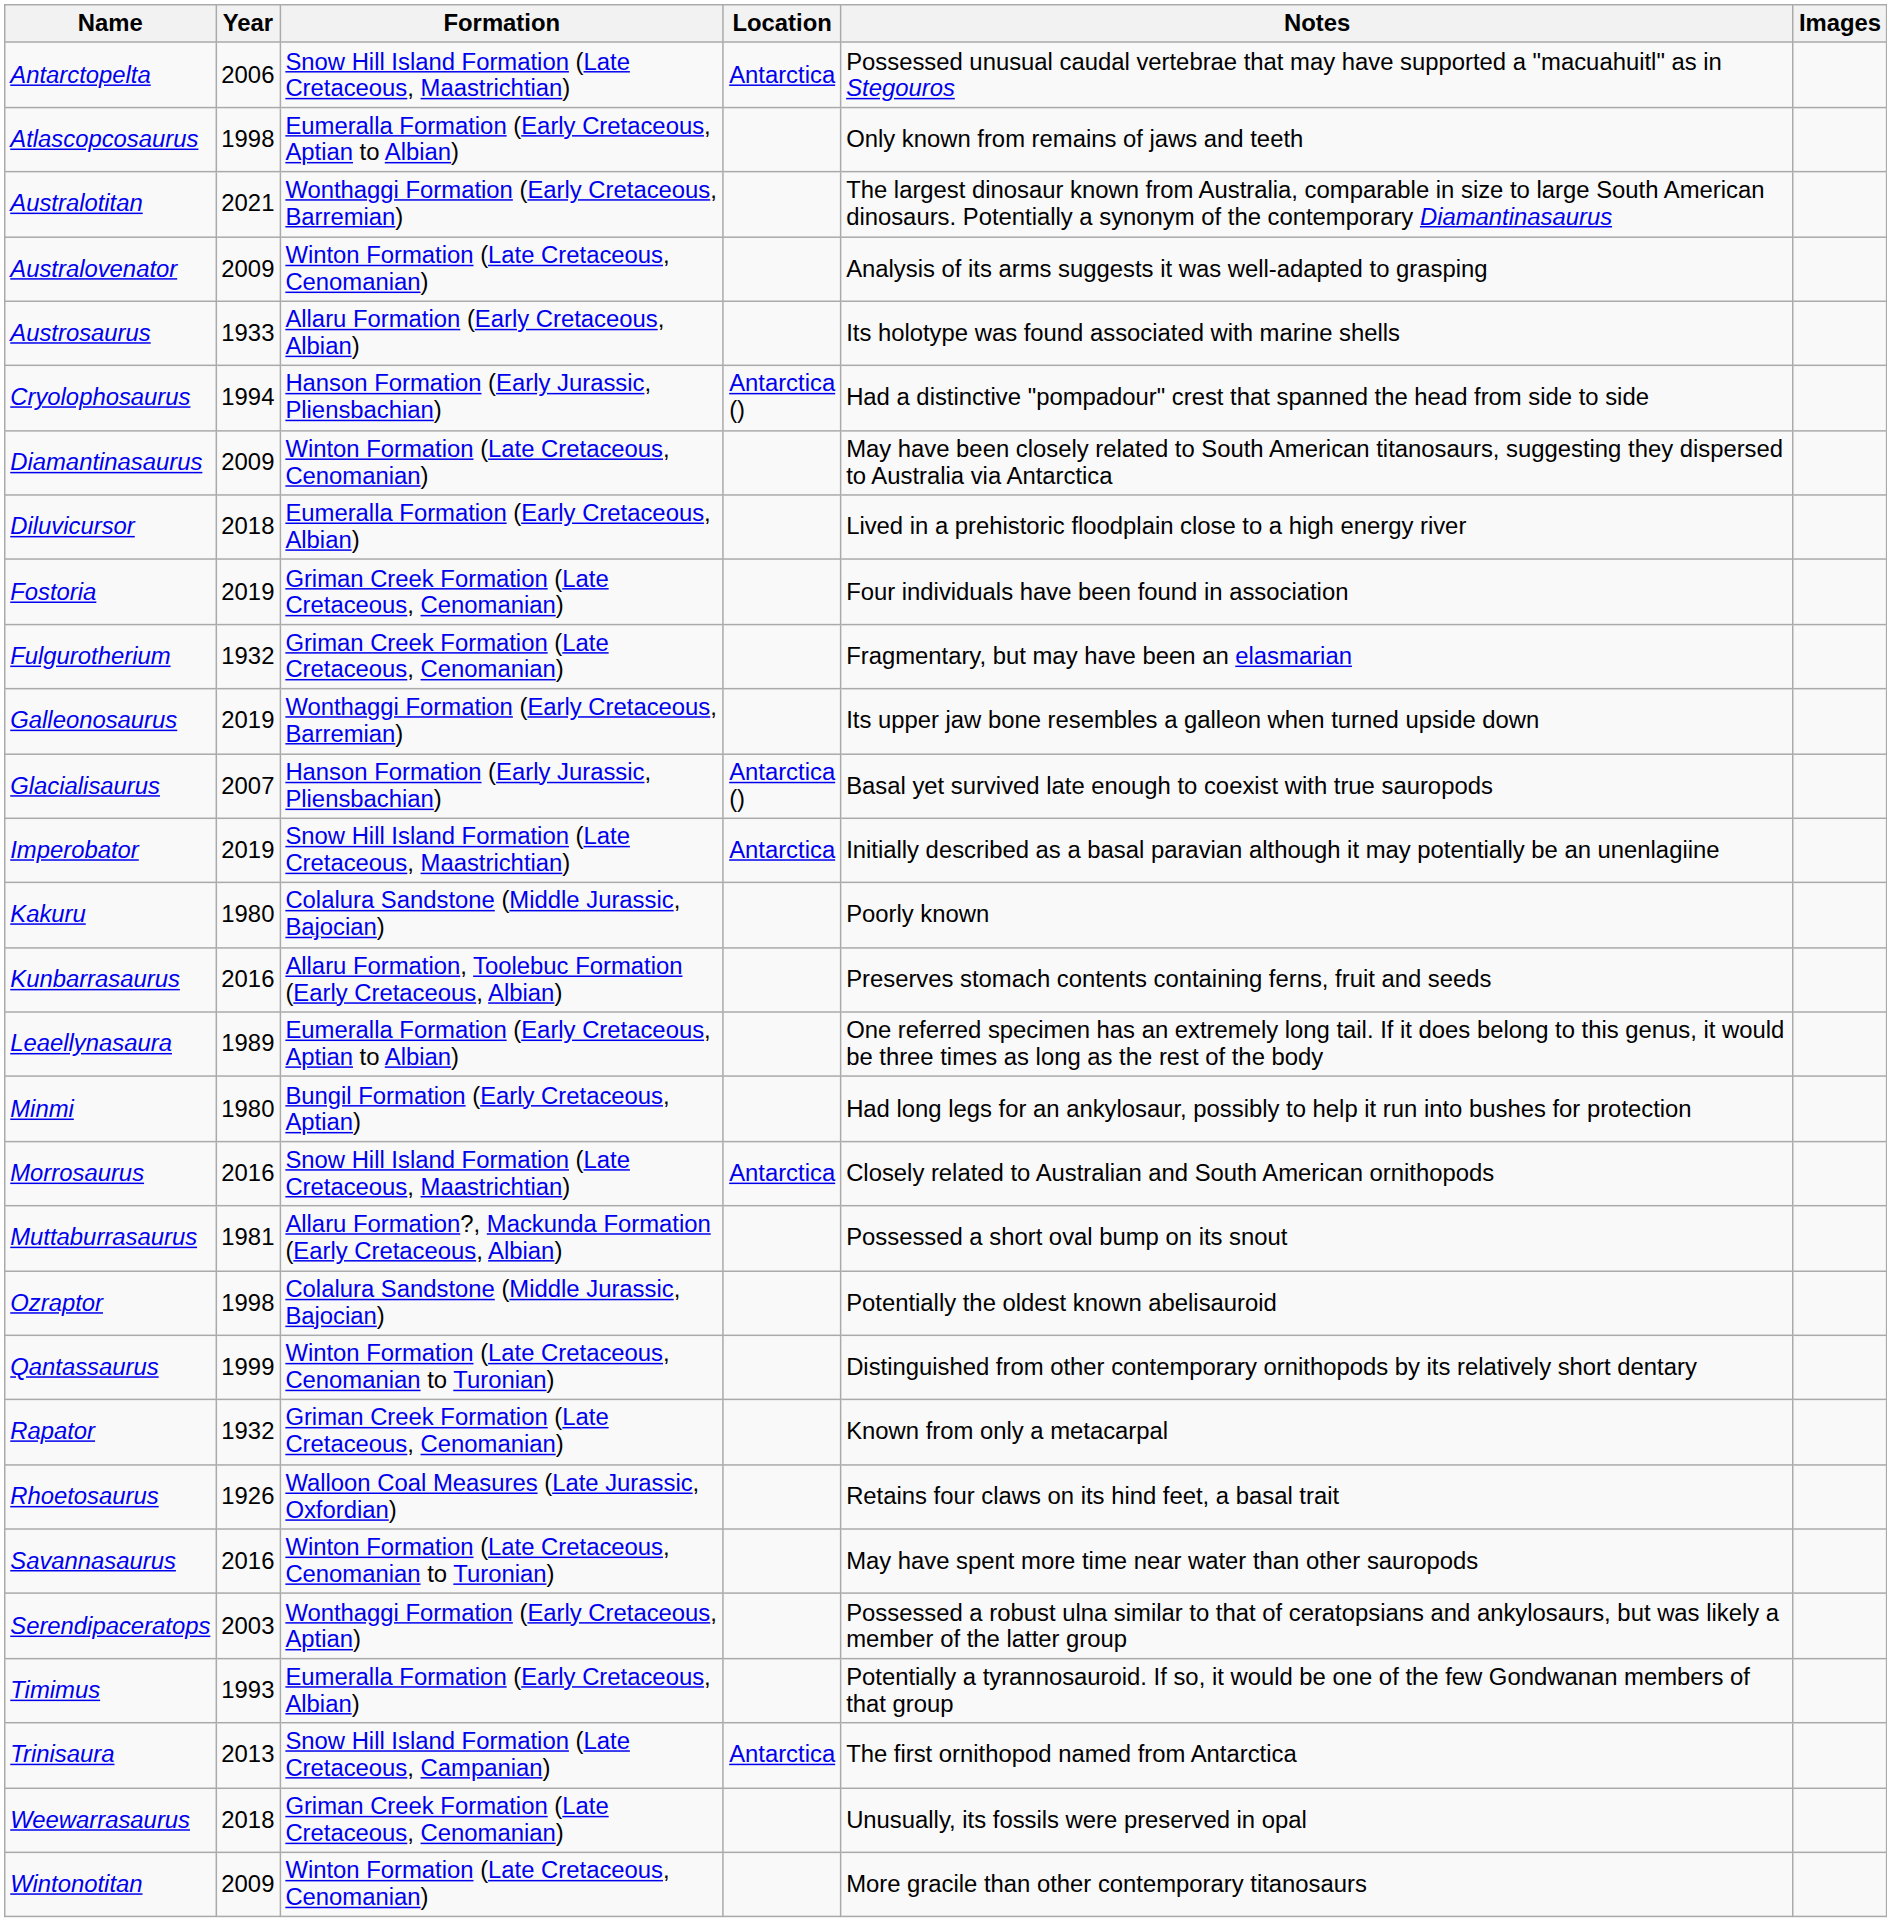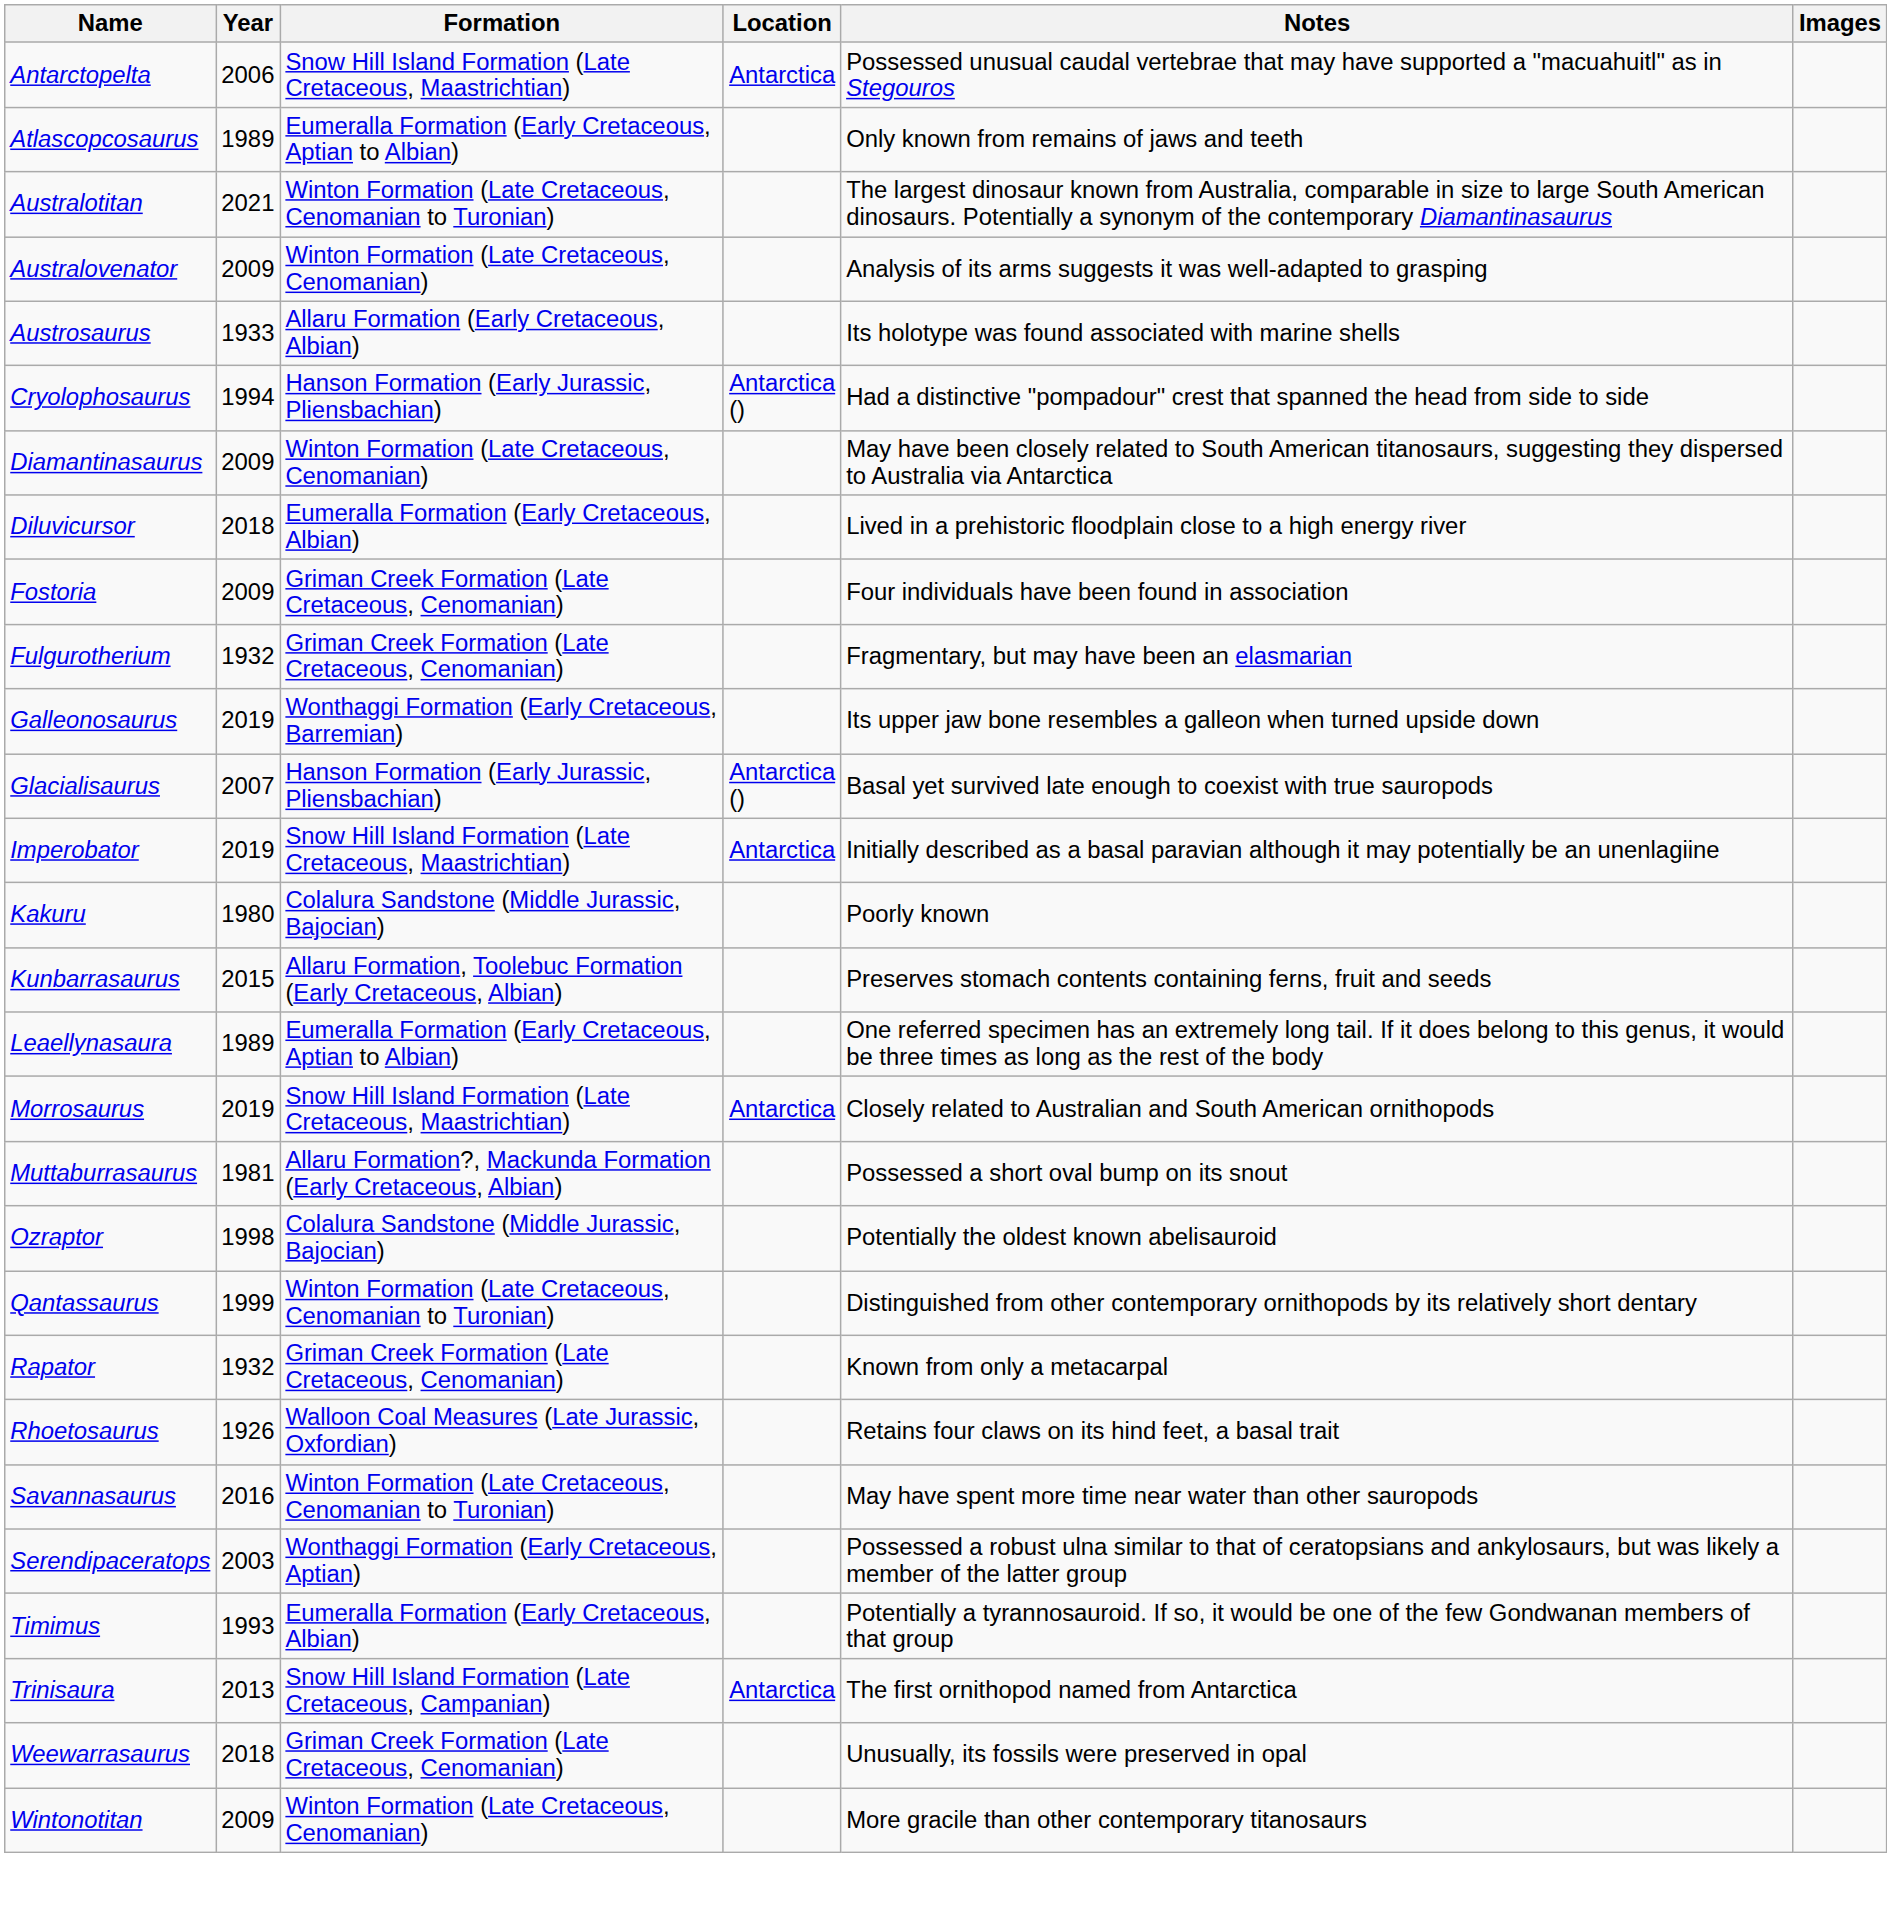(248, 139) 1998 -> (248, 139) 1989
(501, 203) Wonthaggi Formation (Early Cretaceous, Barremian) -> (478, 203) Winton Formation (Late Cretaceous, Cenomanian to Turonian)
(248, 591) 2019 -> (248, 591) 2009
(248, 979) 2016 -> (248, 979) 2015
- row: (42, 1108)
(248, 1173) 2016 -> (248, 1108) 2019
